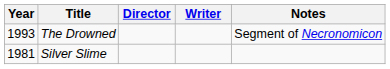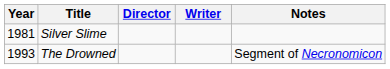rows swapped: (74, 53) <-> (78, 34)
